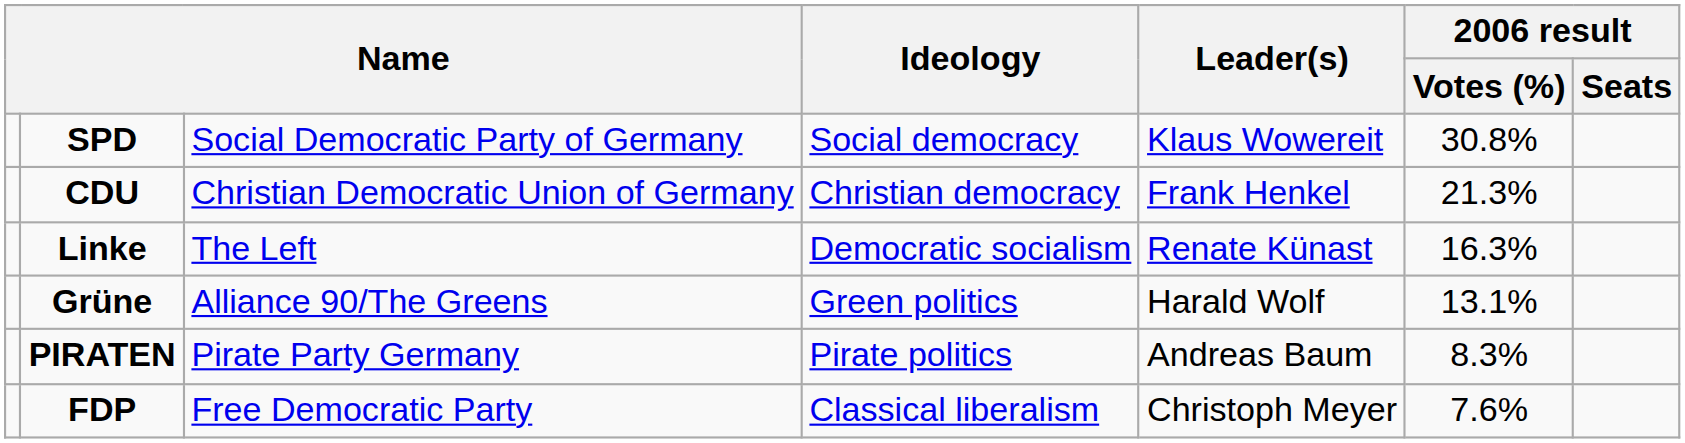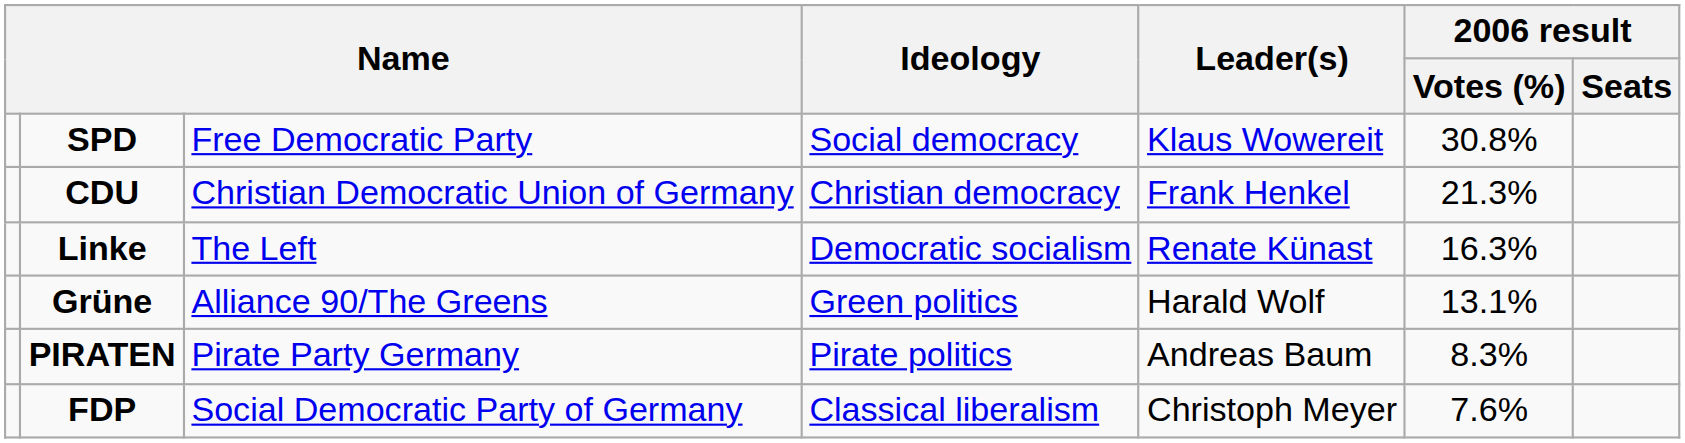(467, 139) Social Democratic Party of Germany -> (362, 139) Free Democratic Party
(362, 409) Free Democratic Party -> (467, 409) Social Democratic Party of Germany
